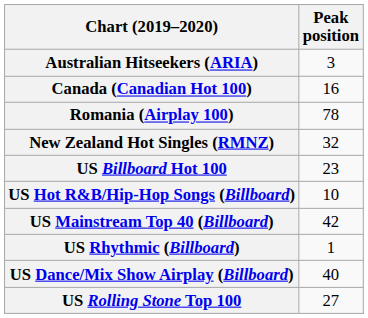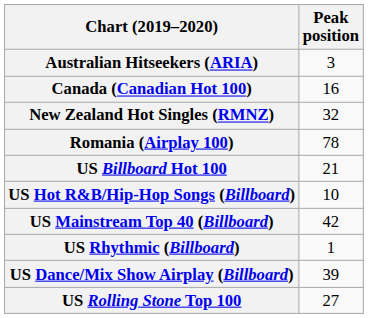rows swapped: (152, 141) <-> (152, 115)
(331, 168) 23 -> (331, 168) 21
(331, 273) 40 -> (331, 273) 39
